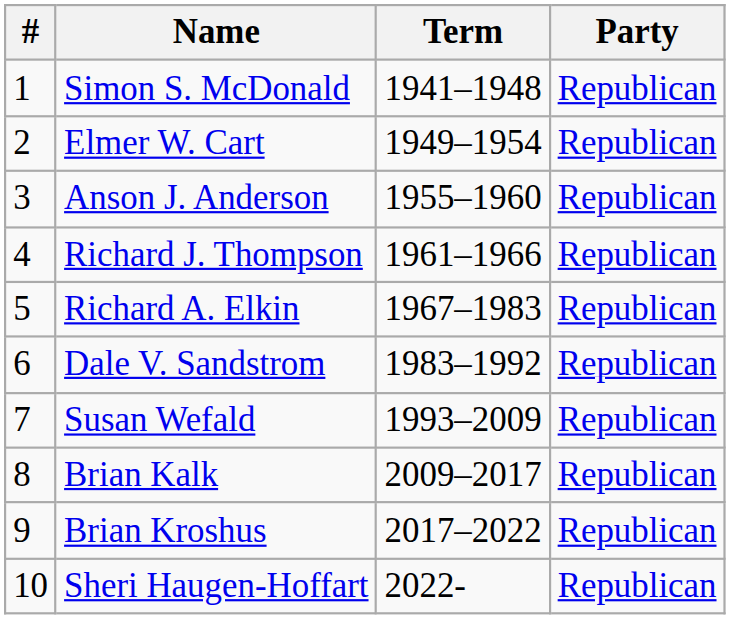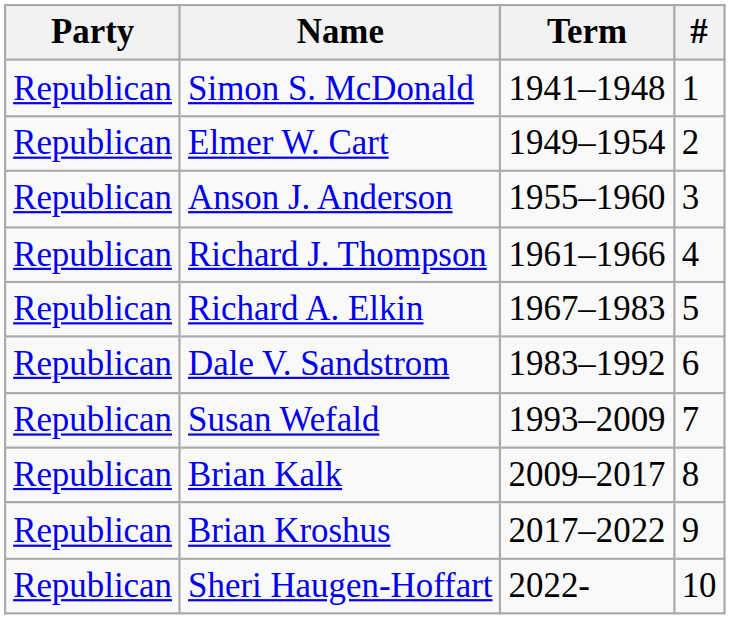columns swapped: (31, 32) <-> (637, 32)
